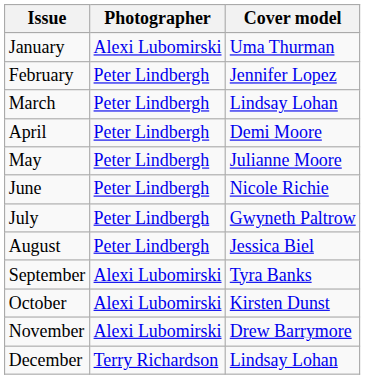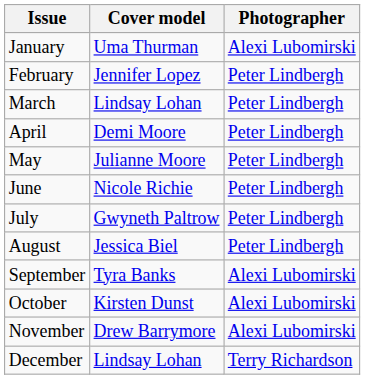columns swapped: (293, 18) <-> (158, 18)
